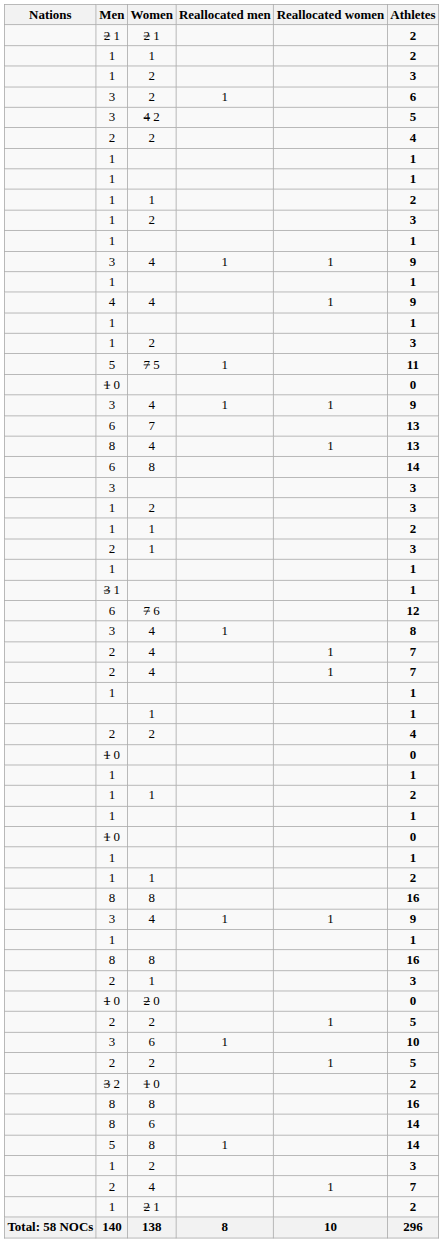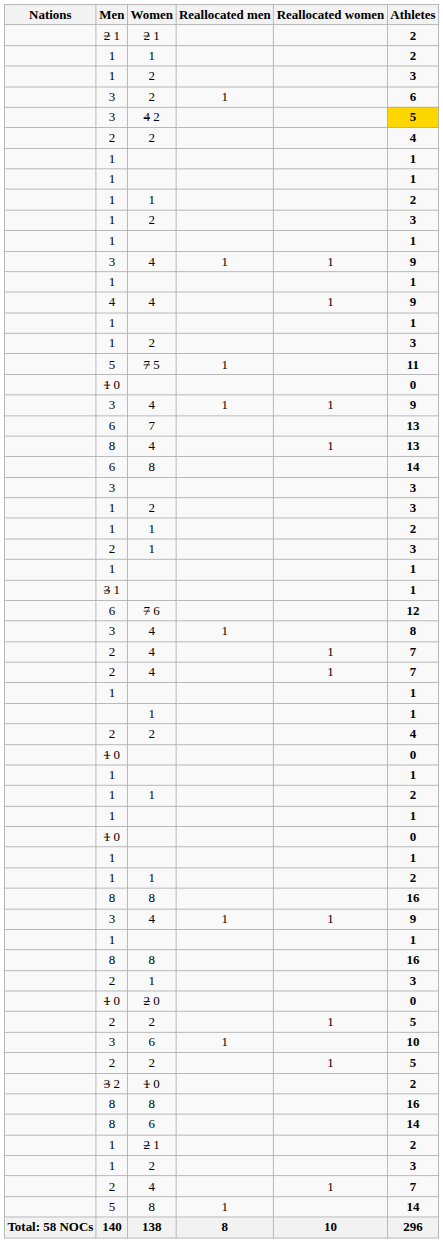(413, 117) no background -> (413, 117) gold background
rows swapped: (112, 1206) <-> (112, 1145)
